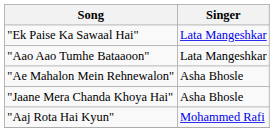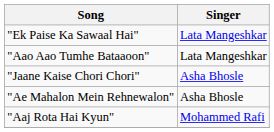+ row: (73, 76)
- row: (90, 97)
